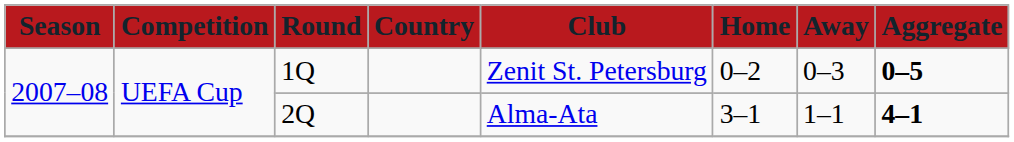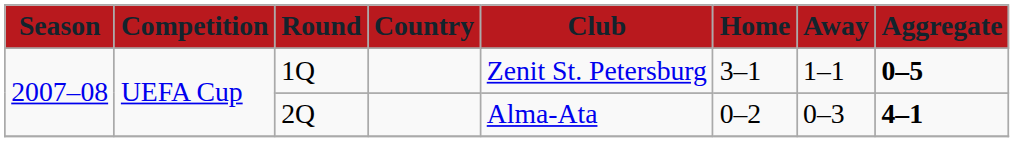(740, 70) 0–2 -> (740, 70) 3–1
(824, 70) 0–3 -> (824, 70) 1–1
(740, 114) 3–1 -> (740, 114) 0–2
(824, 114) 1–1 -> (824, 114) 0–3
